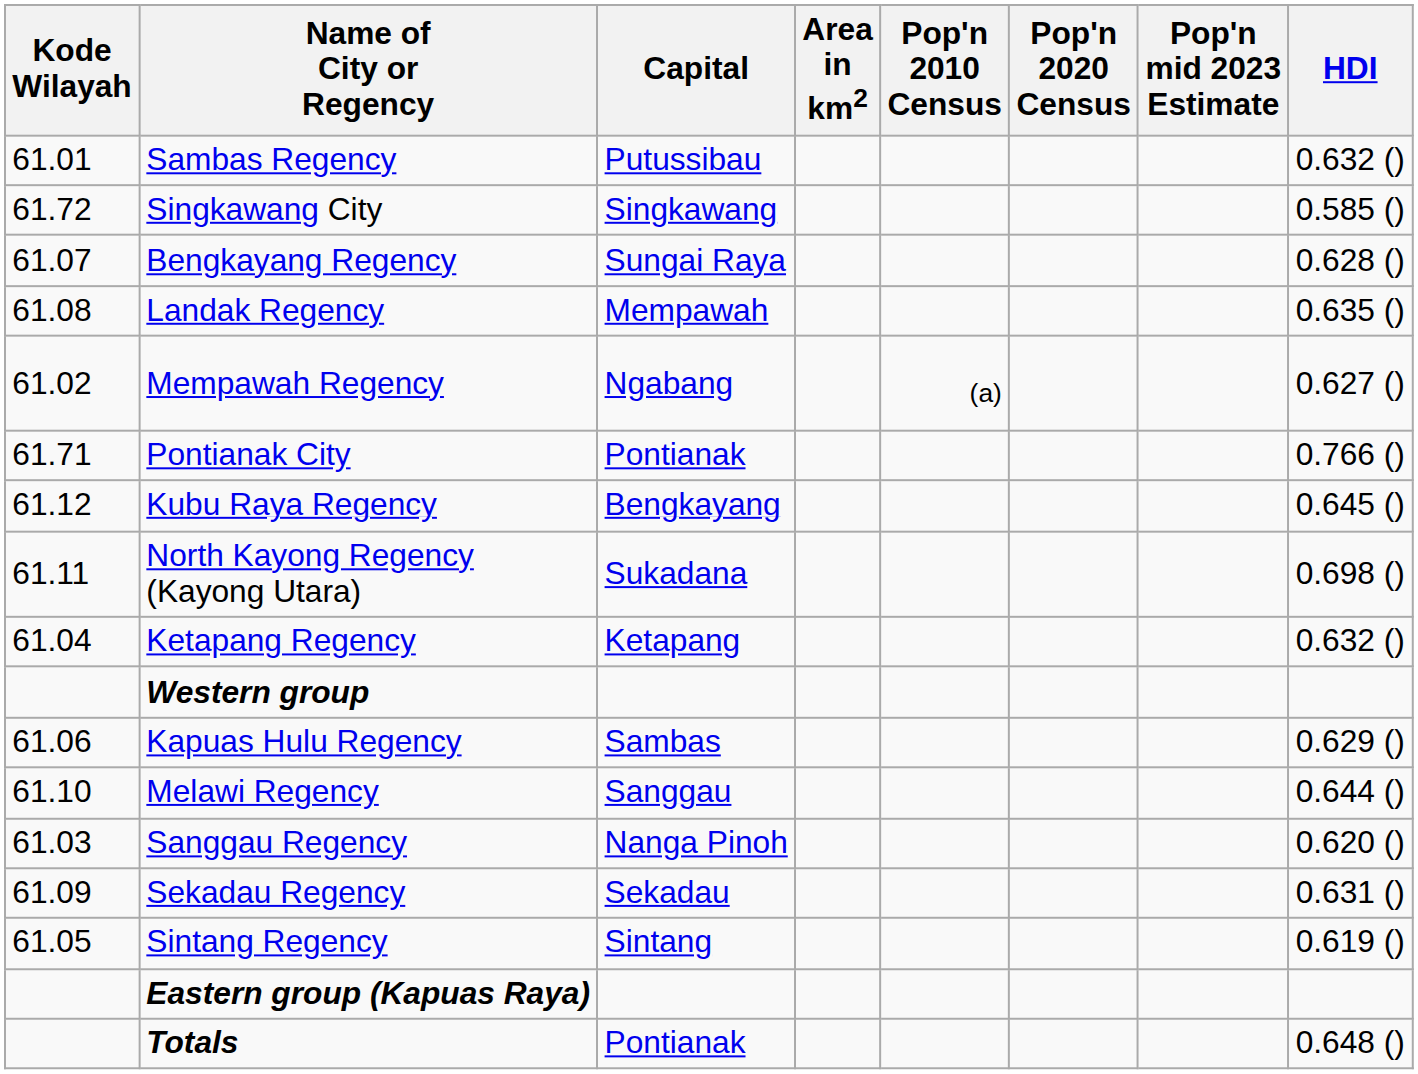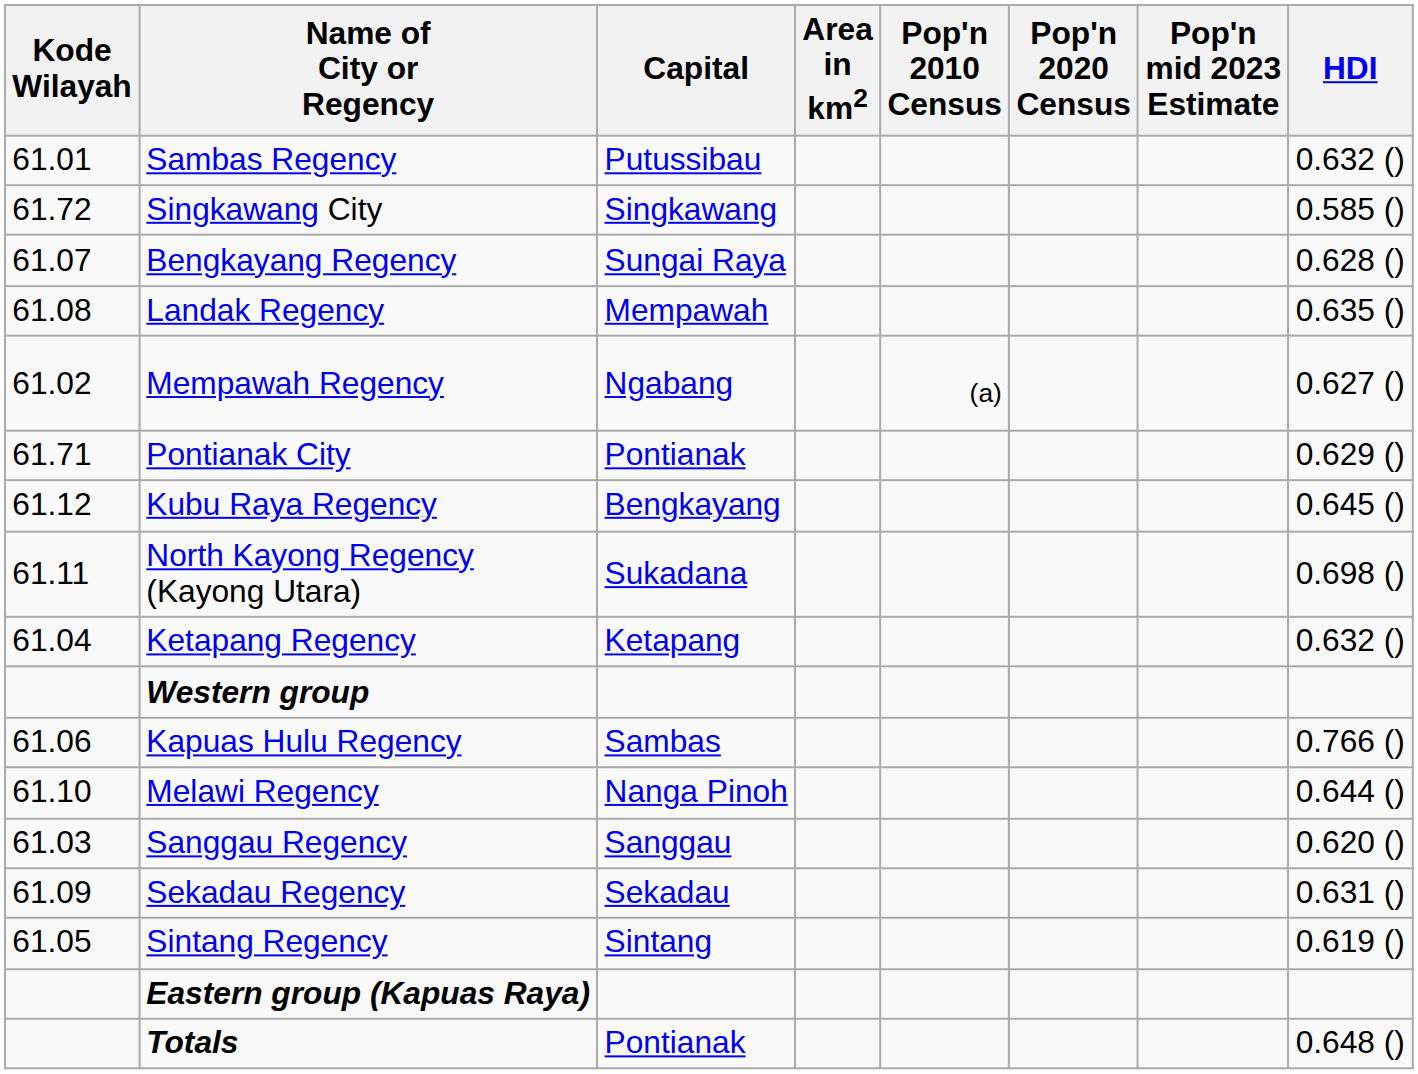(1350, 455) 0.766 () -> (1350, 455) 0.629 ()
(1350, 741) 0.629 () -> (1350, 741) 0.766 ()
(668, 792) Sanggau -> (696, 792) Nanga Pinoh
(696, 842) Nanga Pinoh -> (668, 842) Sanggau
